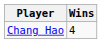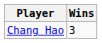(72, 30) 4 -> (72, 30) 3
